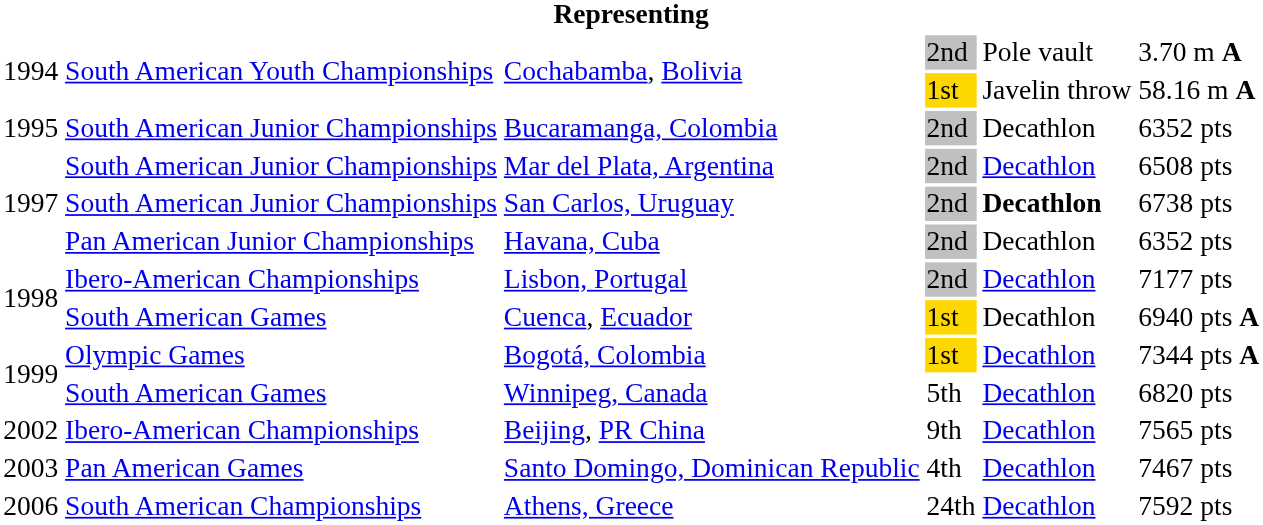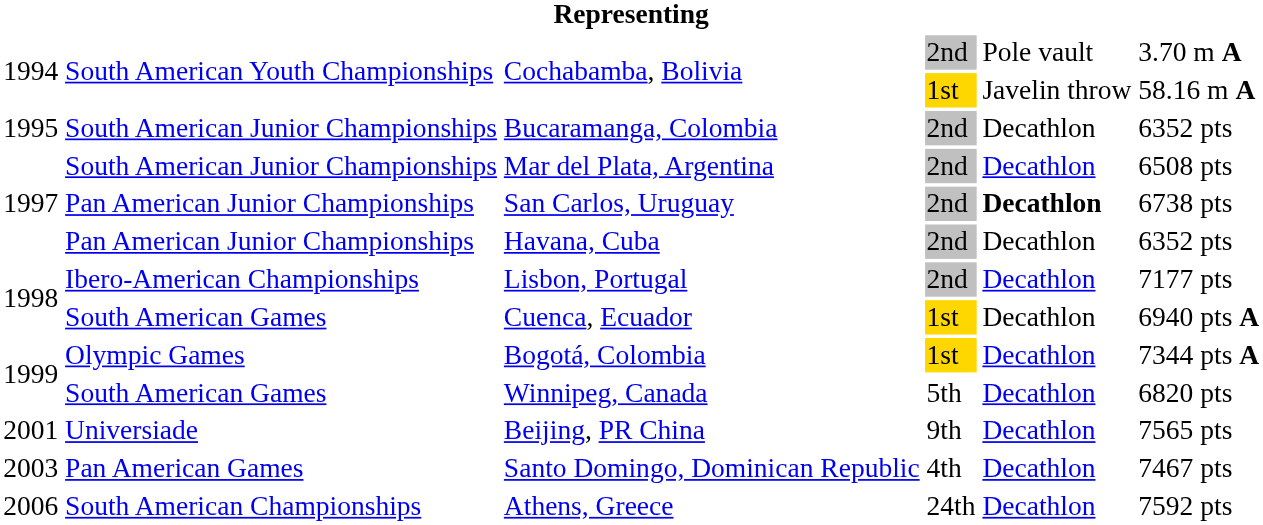(281, 203) South American Junior Championships -> (270, 203) Pan American Junior Championships
(31, 430) 2002 -> (31, 430) 2001
(242, 430) Ibero-American Championships -> (132, 430) Universiade
